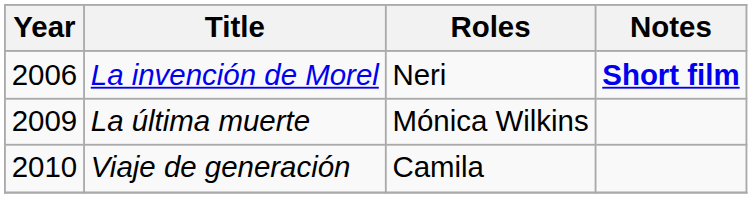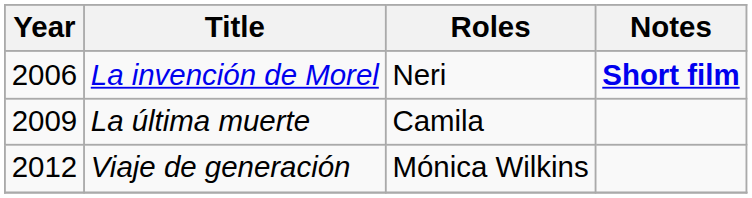(491, 121) Mónica Wilkins -> (438, 121) Camila
(44, 167) 2010 -> (44, 167) 2012
(438, 167) Camila -> (491, 167) Mónica Wilkins
